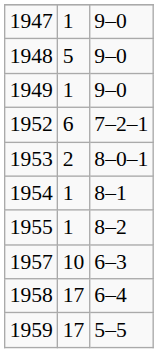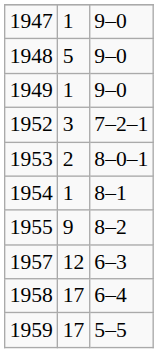(68, 124) 6 -> (68, 124) 3
(68, 227) 1 -> (68, 227) 9
(74, 261) 10 -> (74, 261) 12
